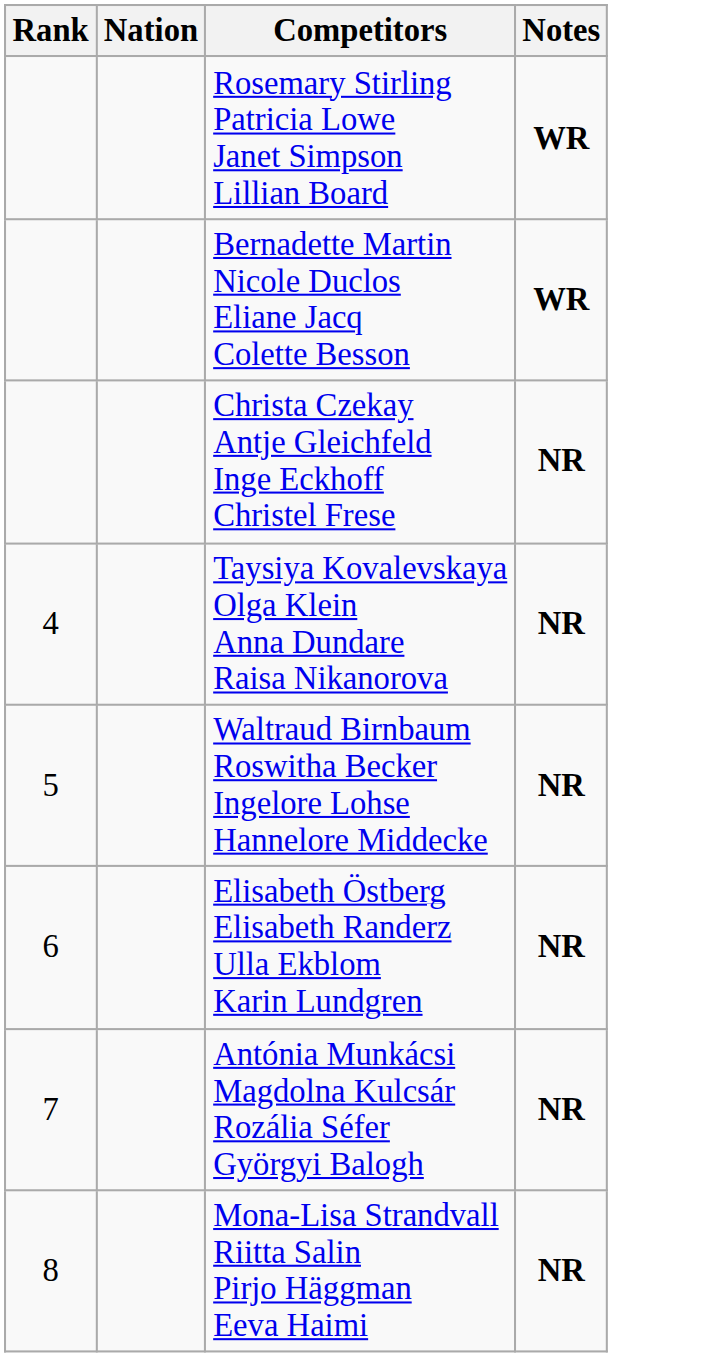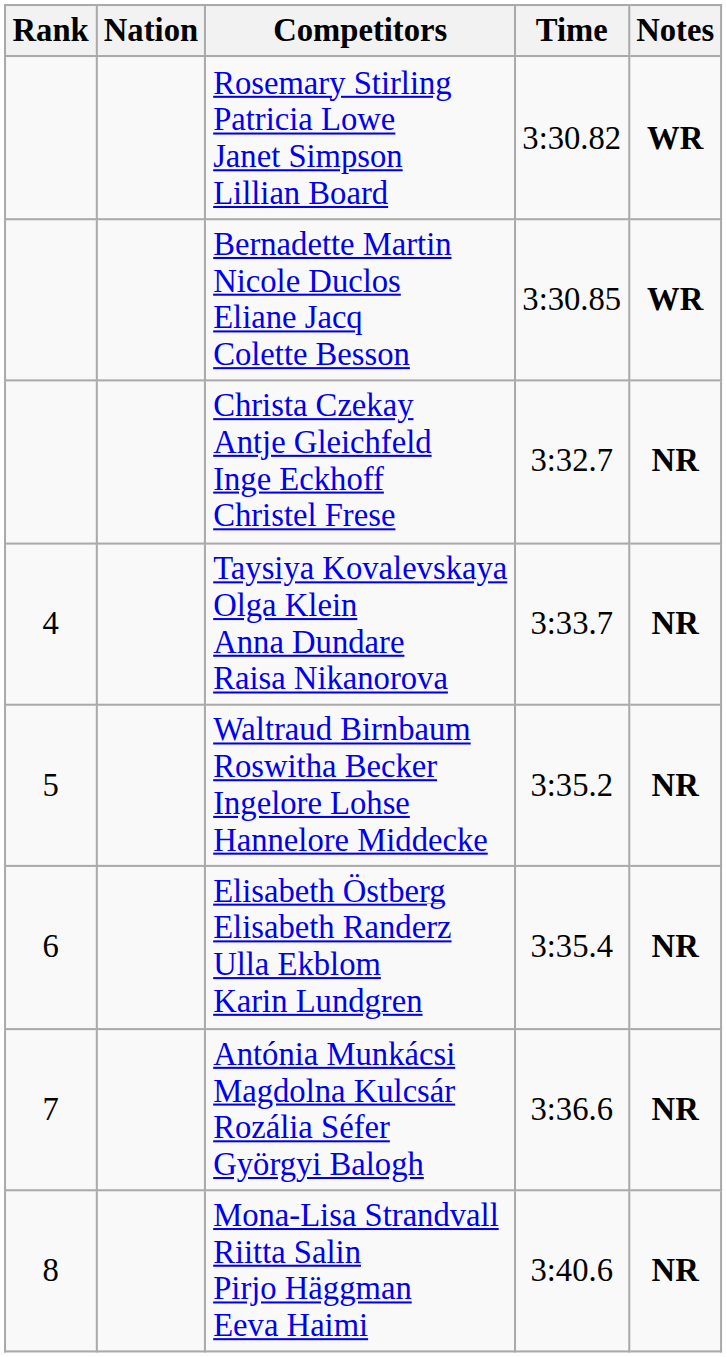+ column: (572, 30)
